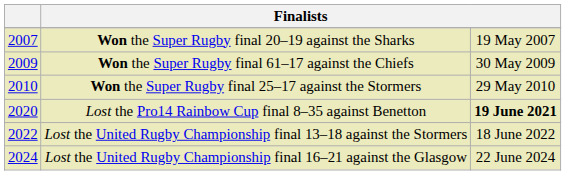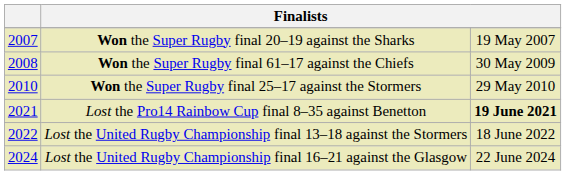(23, 63) 2009 -> (23, 63) 2008
(23, 110) 2020 -> (23, 110) 2021
